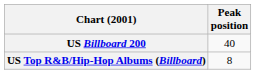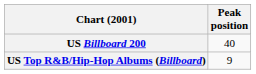(229, 60) 8 -> (229, 60) 9
